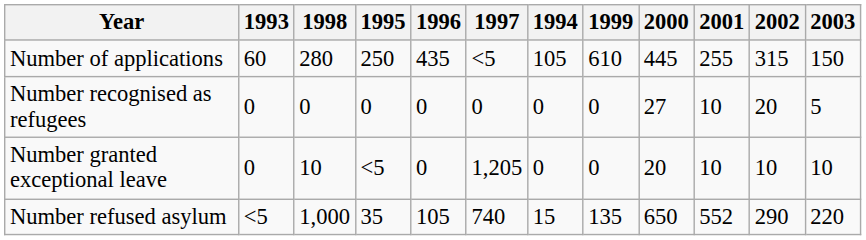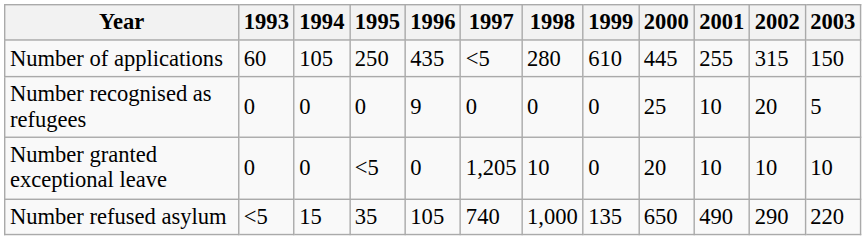columns swapped: (555, 22) <-> (325, 22)
(422, 106) 0 -> (416, 106) 9
(655, 106) 27 -> (655, 106) 25
(716, 216) 552 -> (716, 216) 490
